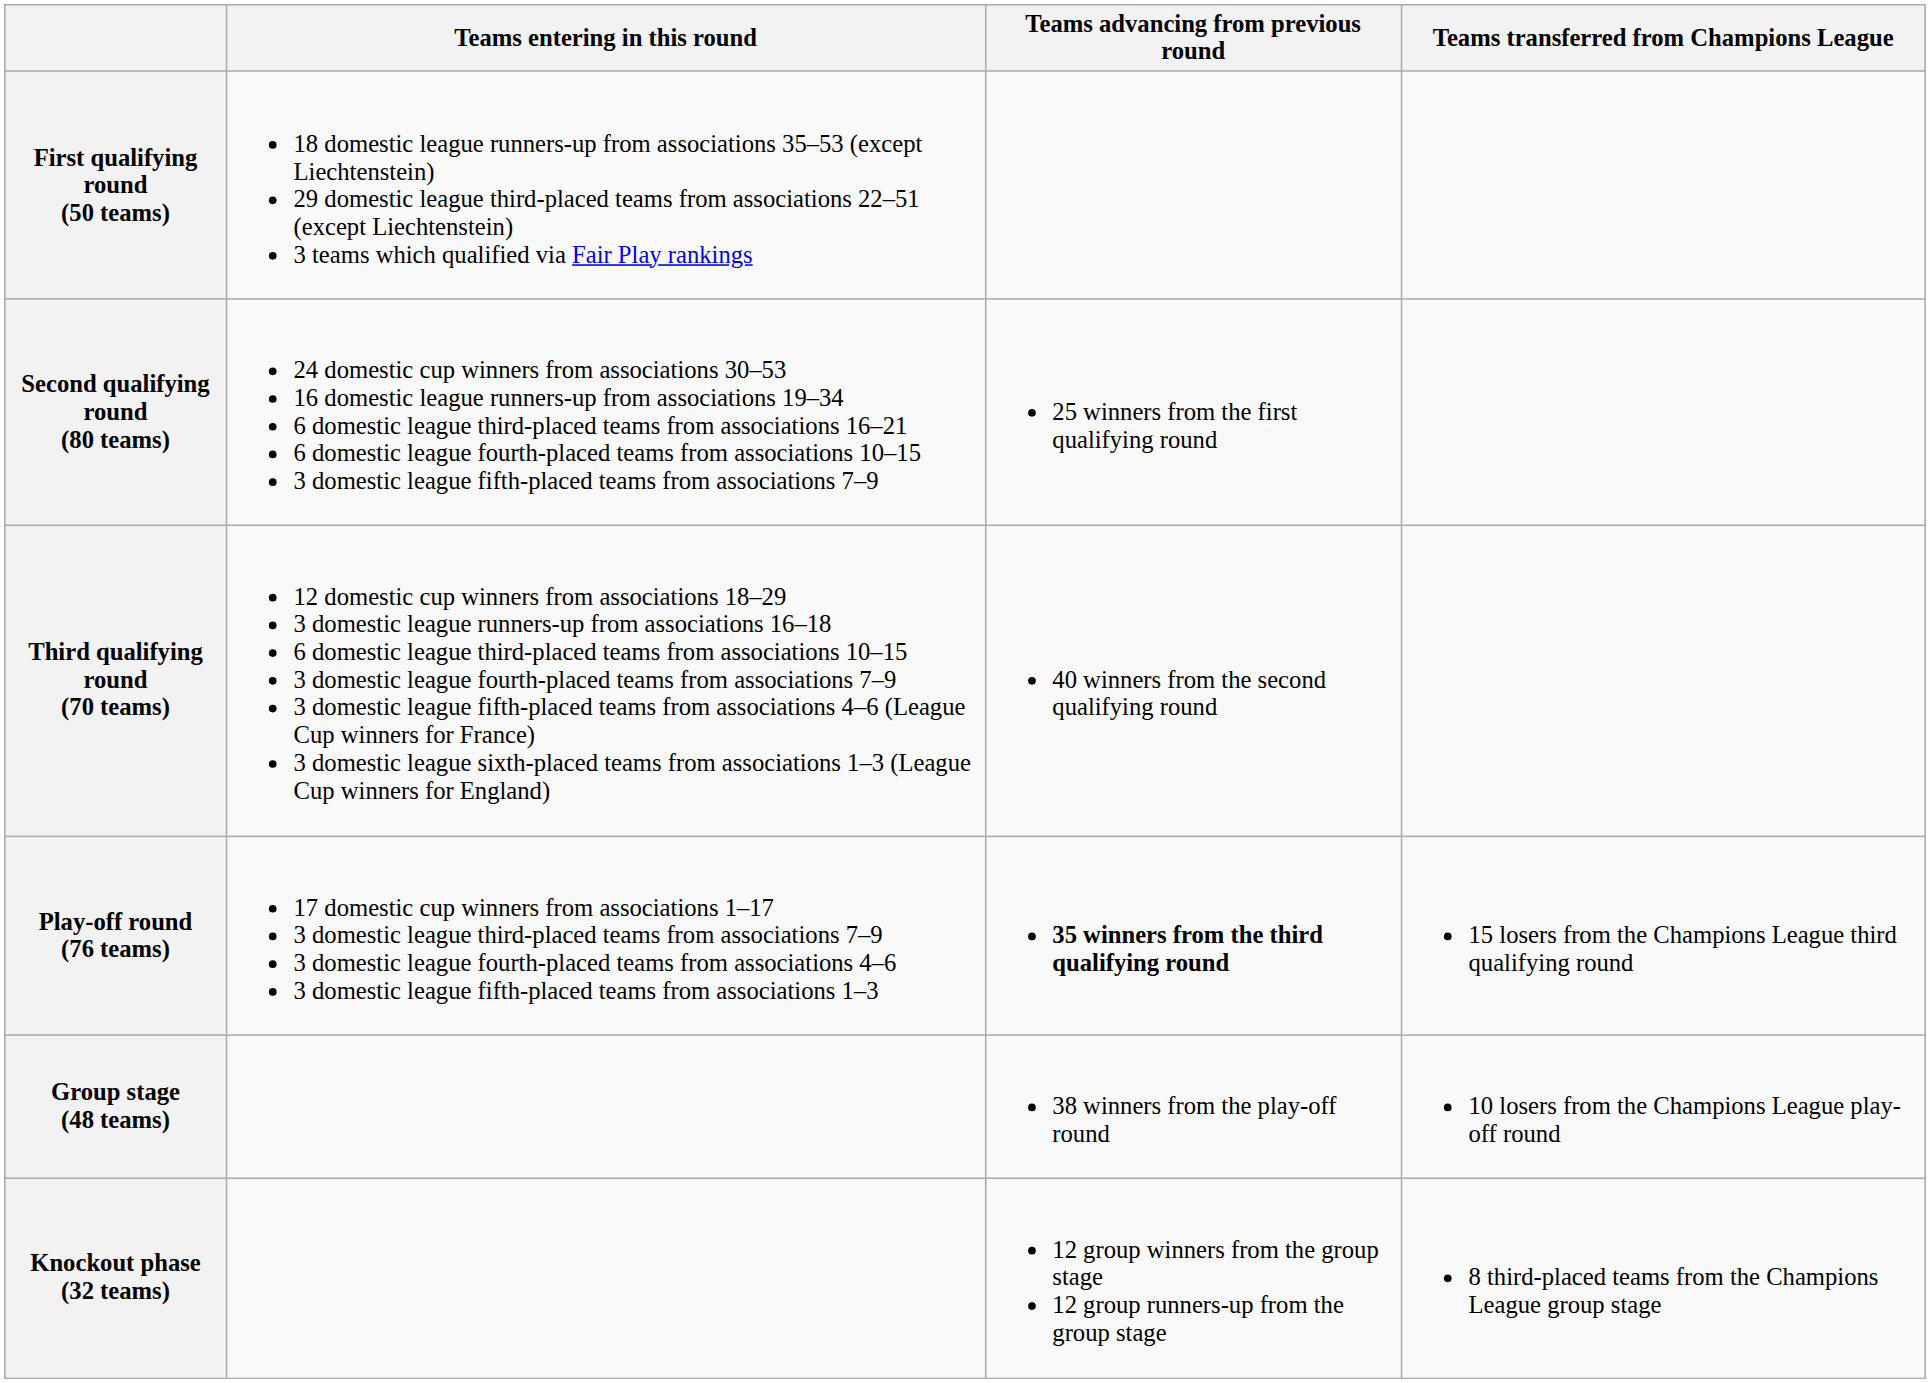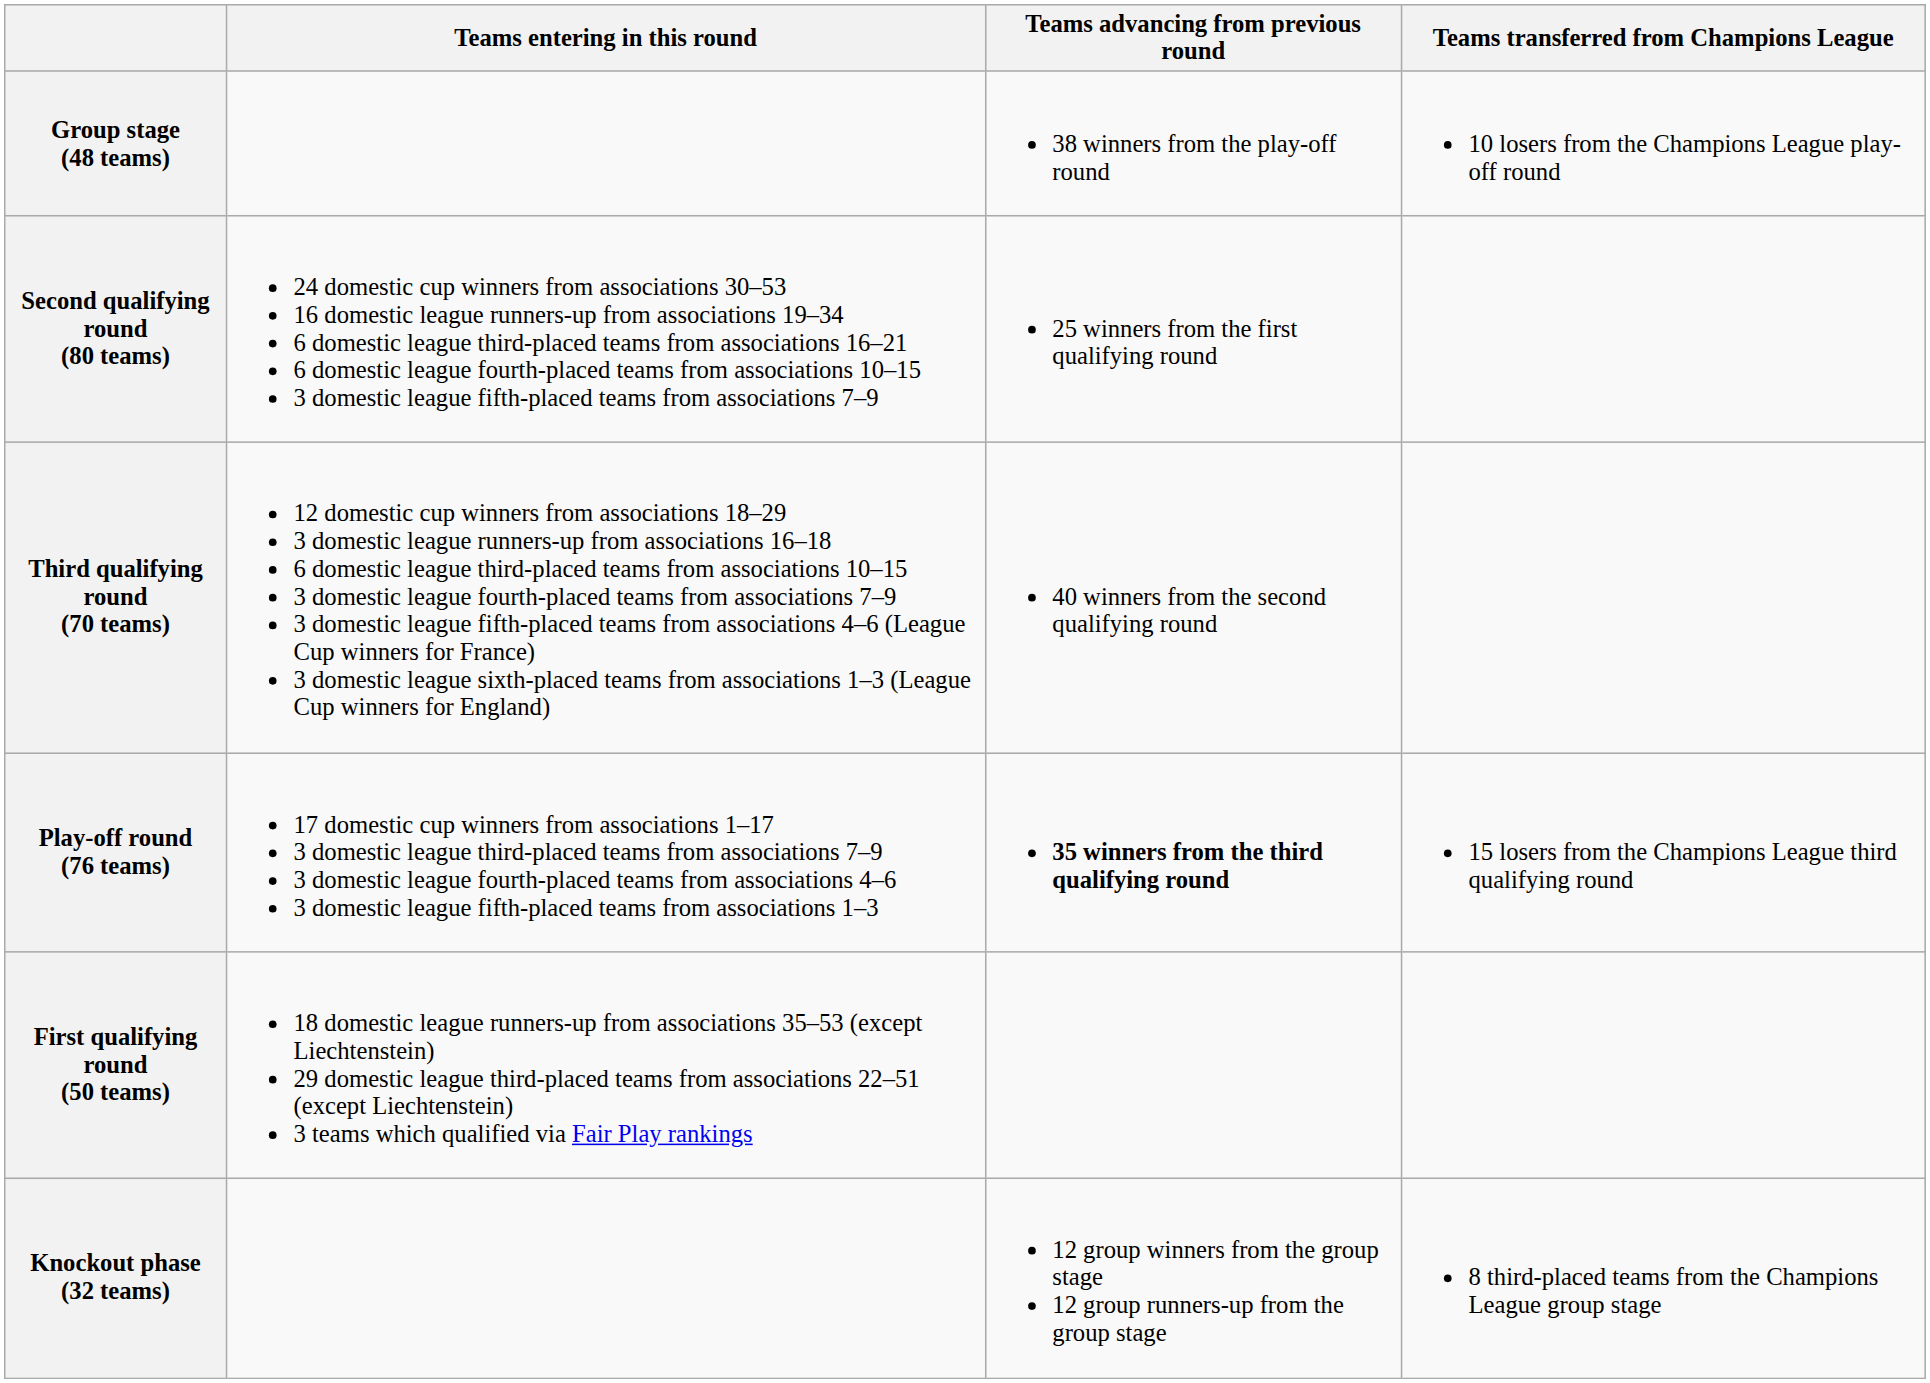rows swapped: (115, 184) <-> (116, 1106)
